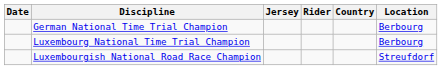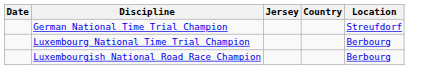- column: (317, 12)
(401, 27) Berbourg -> (374, 27) Streufdorf
(406, 57) Streufdorf -> (369, 57) Berbourg
